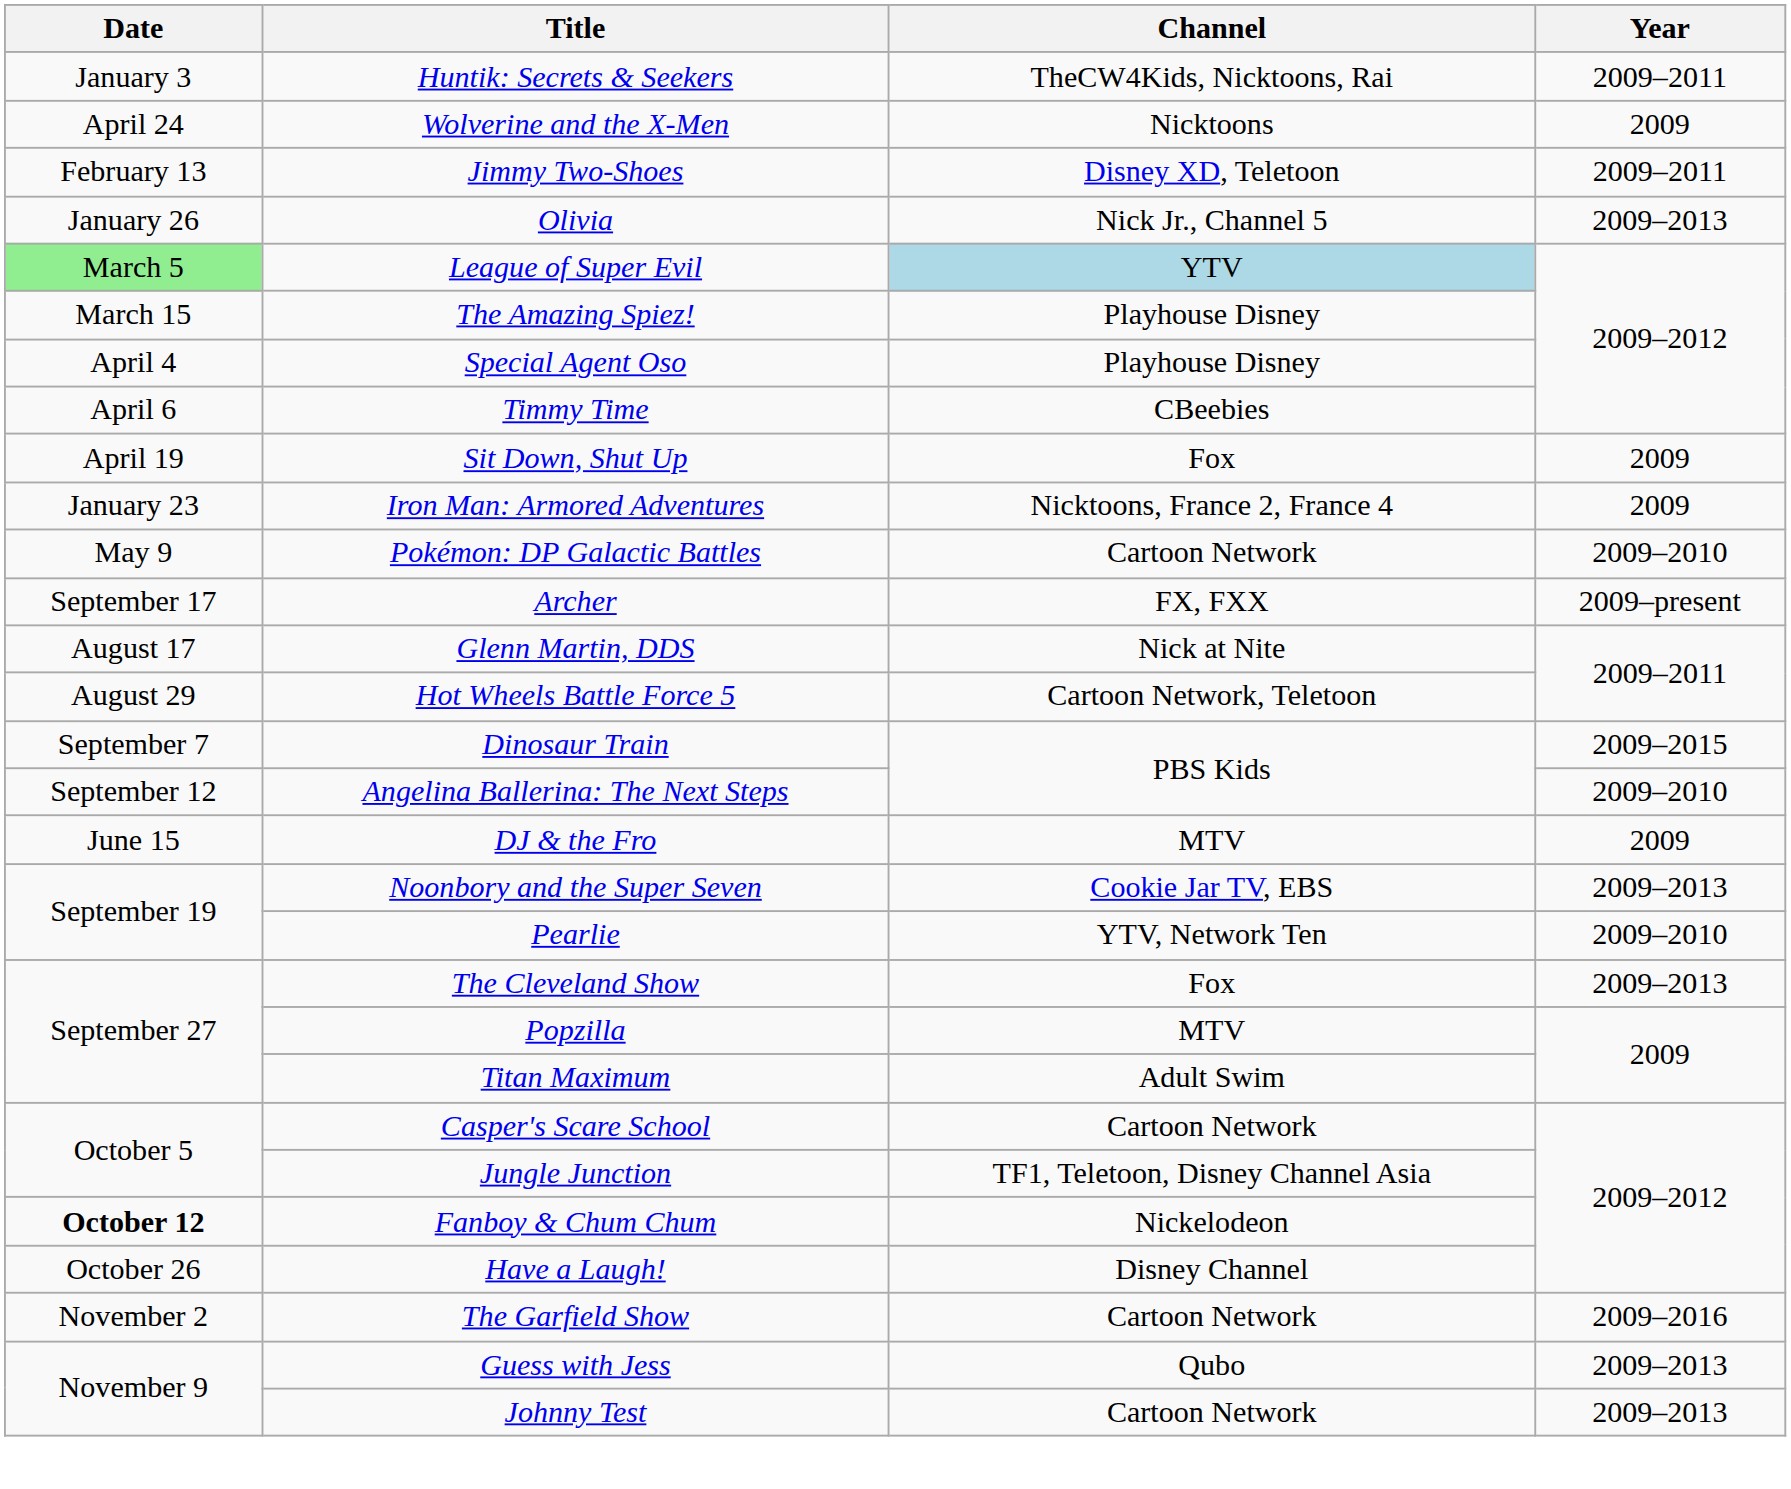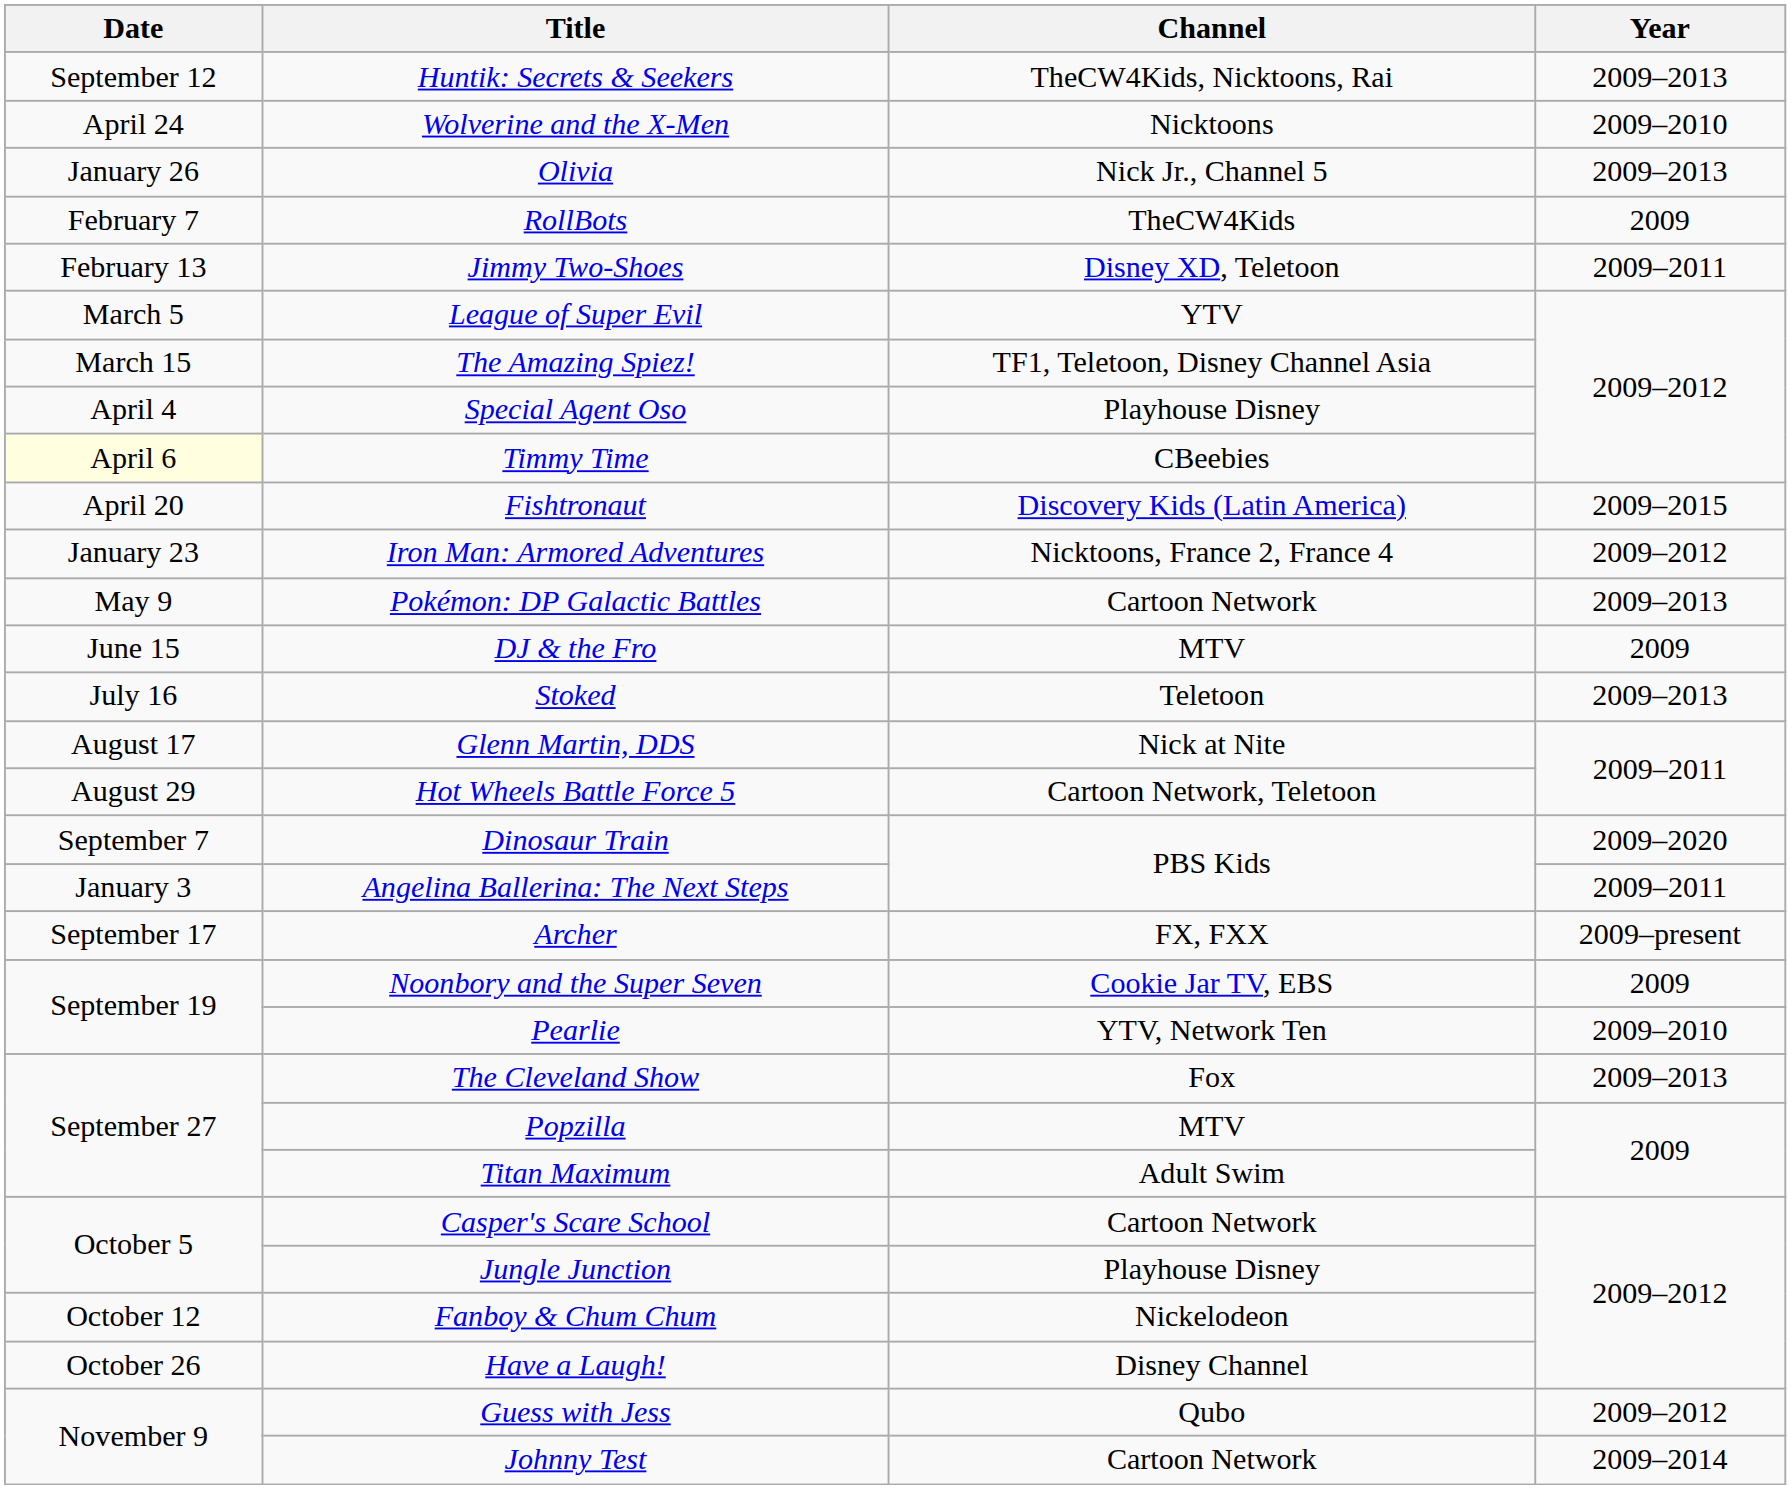(133, 76) January 3 -> (133, 76) September 12
(1660, 76) 2009–2011 -> (1660, 76) 2009–2013
(1660, 123) 2009 -> (1660, 123) 2009–2010
rows swapped: (575, 219) <-> (576, 171)
+ row: (576, 219)
(133, 266) lightgreen background -> (133, 314) no background
(1212, 266) lightblue background -> (1212, 314) no background
(1212, 314) Playhouse Disney -> (1212, 362) TF1, Teletoon, Disney Channel Asia
(133, 409) no background -> (133, 457) lightyellow background
- row: (575, 457)
+ row: (575, 505)
(1660, 505) 2009 -> (1660, 553) 2009–2012
(1660, 553) 2009–2010 -> (1660, 600) 2009–2013
rows swapped: (575, 839) <-> (575, 600)
+ row: (575, 696)
(1660, 743) 2009–2015 -> (1660, 839) 2009–2020
(133, 791) September 12 -> (133, 887) January 3
(1660, 791) 2009–2010 -> (1660, 887) 2009–2011
(1660, 887) 2009–2013 -> (1660, 982) 2009
(1212, 1173) TF1, Teletoon, Disney Channel Asia -> (1212, 1268) Playhouse Disney
(133, 1220) bold -> (133, 1316) normal
- row: (576, 1316)
(1660, 1364) 2009–2013 -> (1660, 1411) 2009–2012
(1660, 1411) 2009–2013 -> (1660, 1459) 2009–2014
